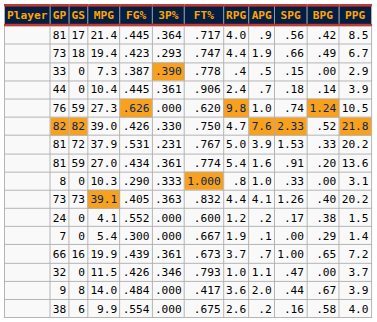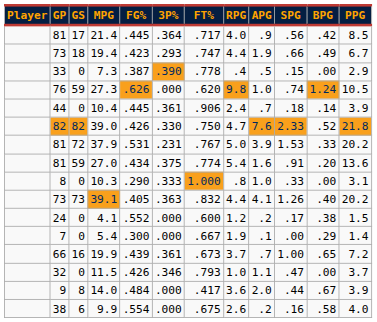rows swapped: (104, 108) <-> (104, 90)
(168, 163) .361 -> (168, 163) .375
